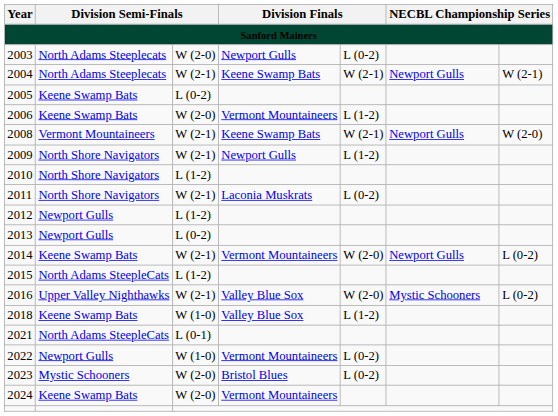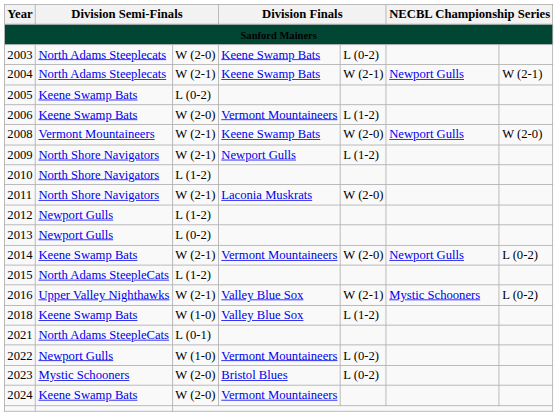(259, 54) Newport Gulls -> (271, 54) Keene Swamp Bats
(363, 134) W (2-1) -> (363, 134) W (2-0)
(361, 194) L (0-2) -> (363, 194) W (2-0)
(363, 295) W (2-0) -> (363, 295) W (2-1)
